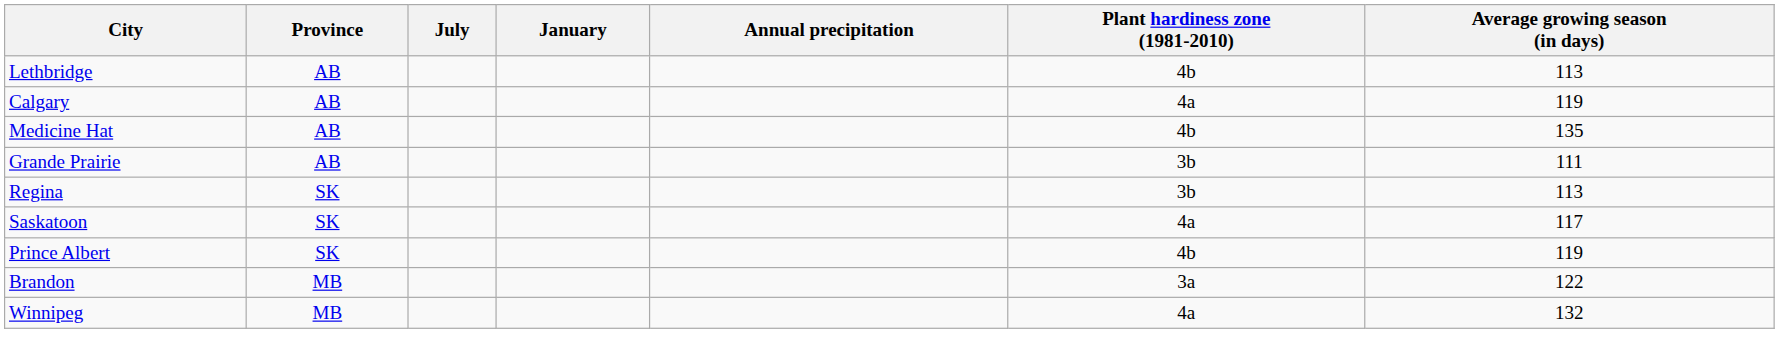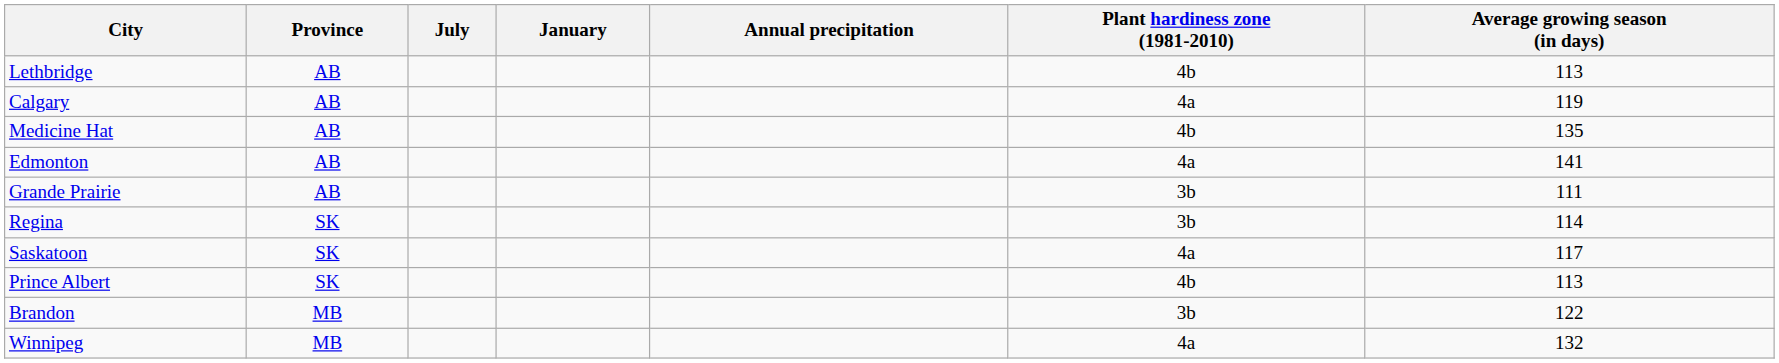+ row: (49, 161)
(1569, 191) 113 -> (1569, 222) 114
(1569, 252) 119 -> (1569, 282) 113
(1186, 282) 3a -> (1186, 312) 3b
